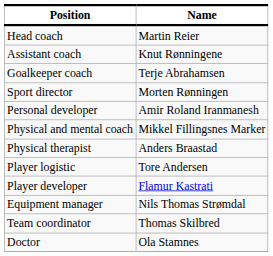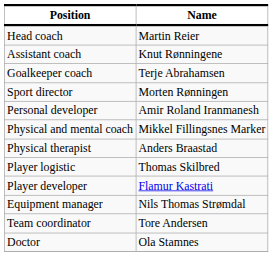(173, 167) Tore Andersen -> (179, 167) Thomas Skilbred
(179, 223) Thomas Skilbred -> (173, 223) Tore Andersen
